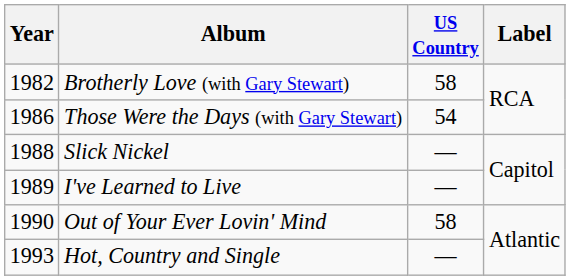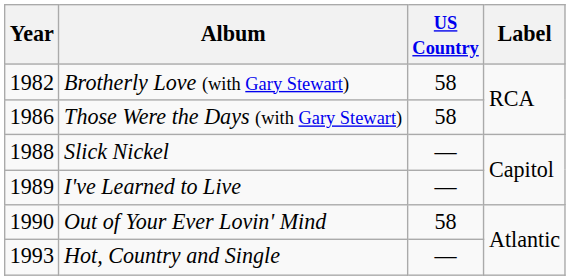(446, 116) 54 -> (446, 116) 58
